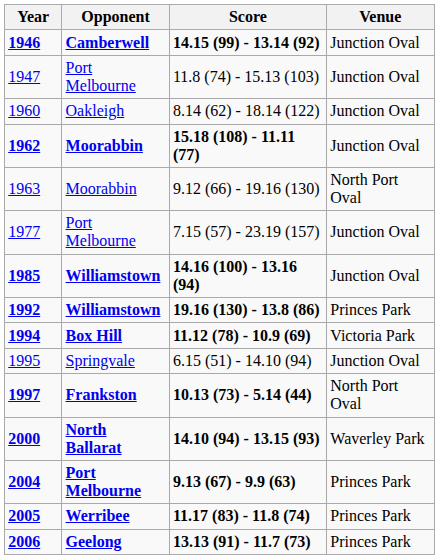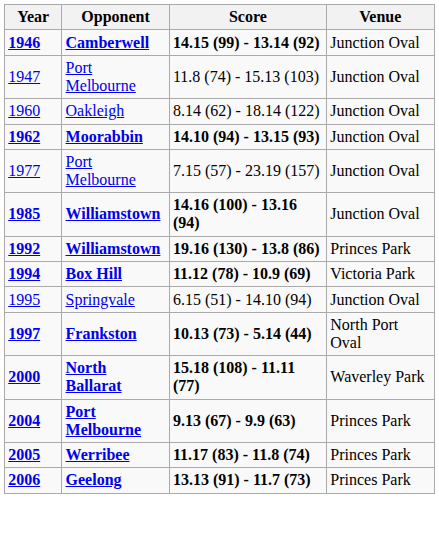(234, 145) 15.18 (108) - 11.11 (77) -> (246, 136) 14.10 (94) - 13.15 (93)
- row: (24, 189)
(246, 438) 14.10 (94) - 13.15 (93) -> (234, 377) 15.18 (108) - 11.11 (77)
